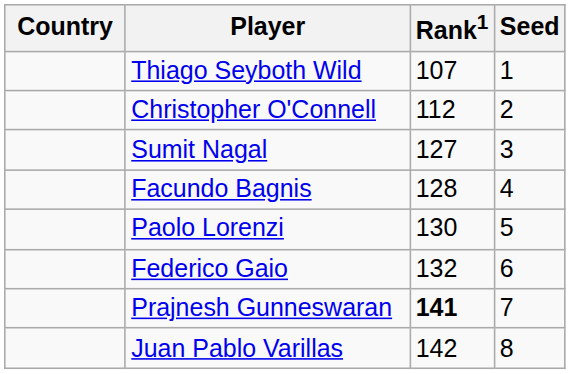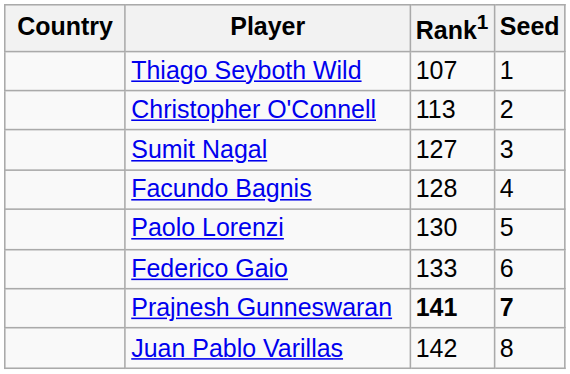(436, 110) 112 -> (436, 110) 113
(437, 268) 132 -> (437, 268) 133
(507, 308) normal -> (507, 308) bold
